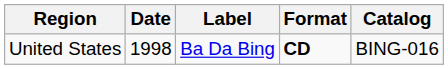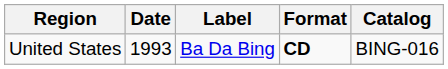(151, 49) 1998 -> (151, 49) 1993
